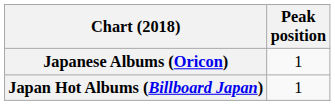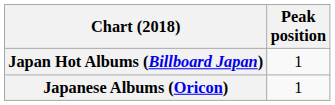rows swapped: (136, 87) <-> (136, 61)
